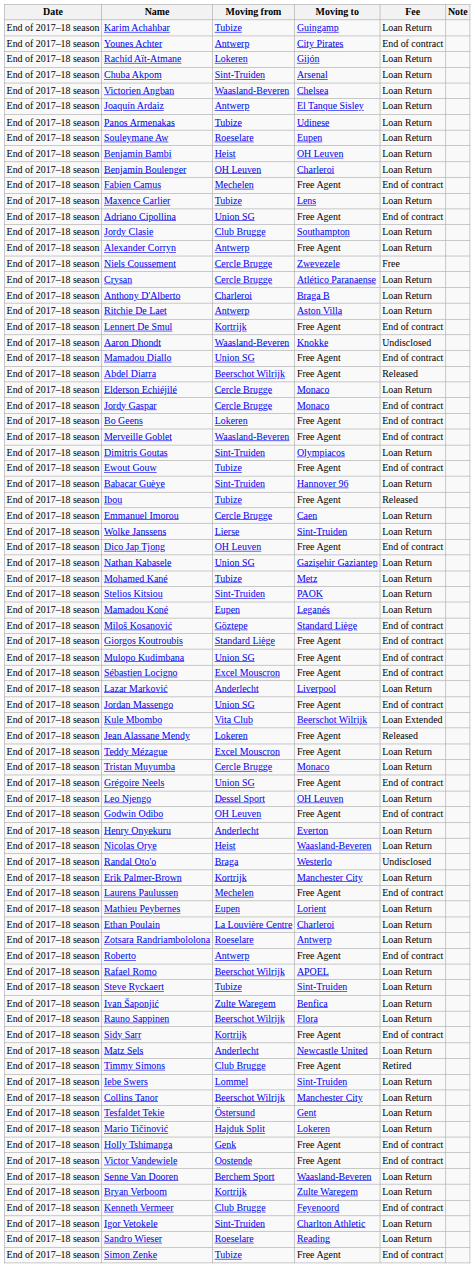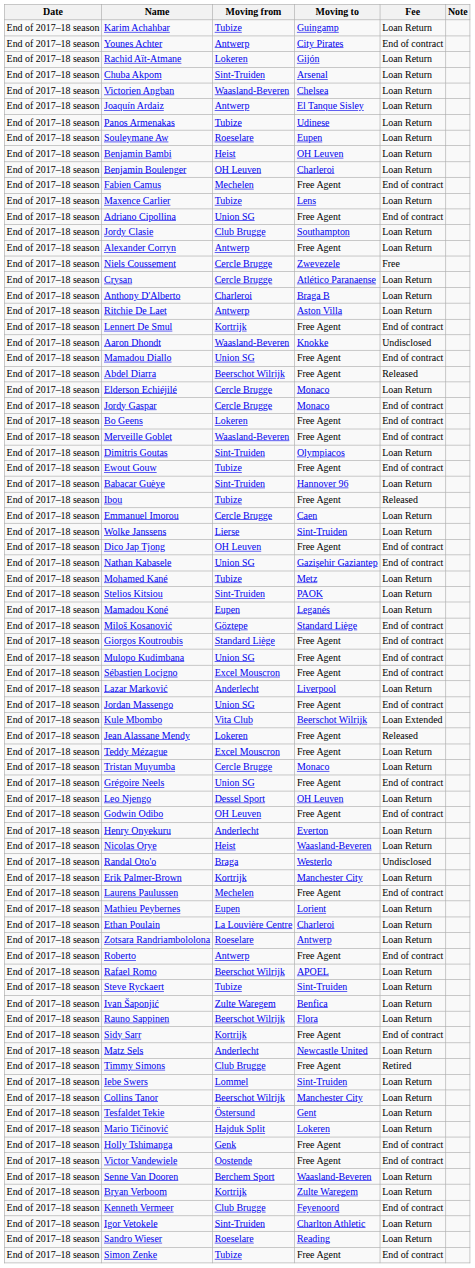(407, 563) Loan Return -> (413, 563) End of contract
